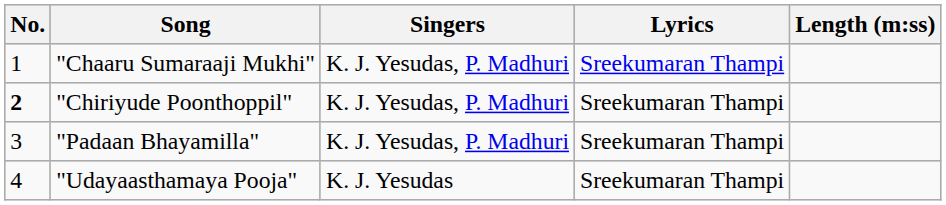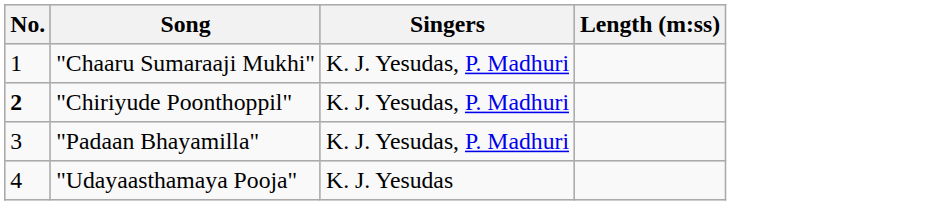- column: (682, 24)
